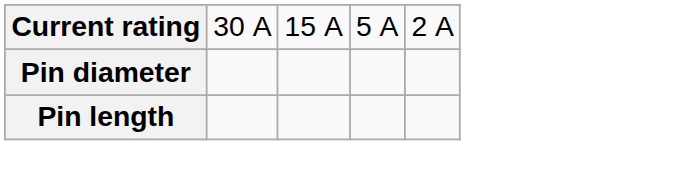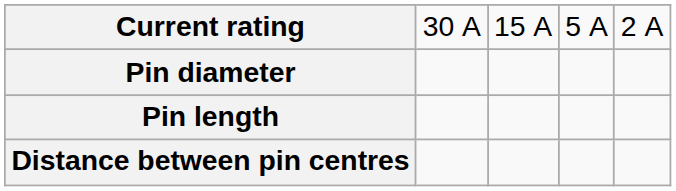+ row: (211, 161)
